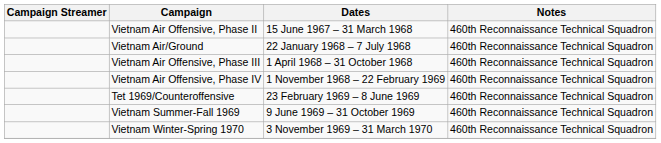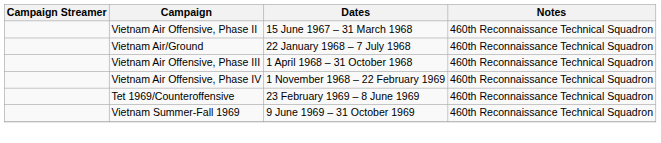- row: (178, 130)
